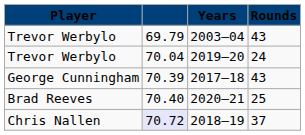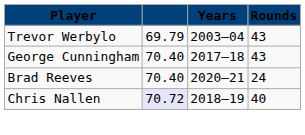- row: (217, 57)
(165, 78) 70.39 -> (165, 57) 70.40
(258, 99) 25 -> (258, 78) 24
(258, 120) 37 -> (258, 99) 40
